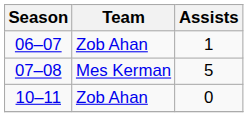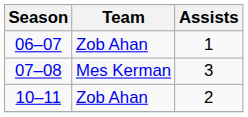(209, 71) 5 -> (209, 71) 3
(209, 97) 0 -> (209, 97) 2
